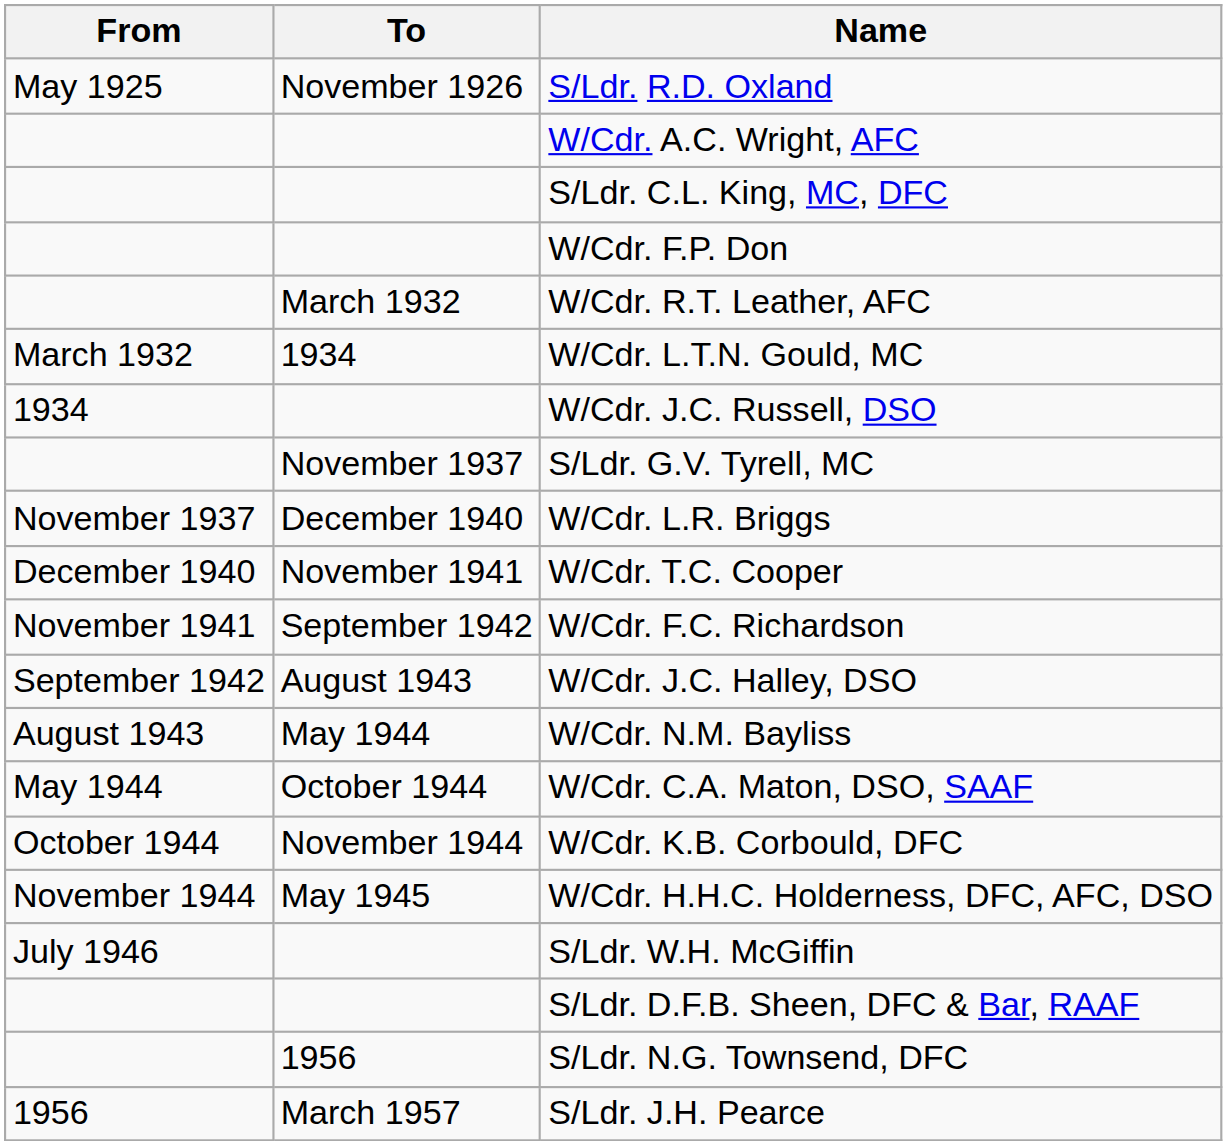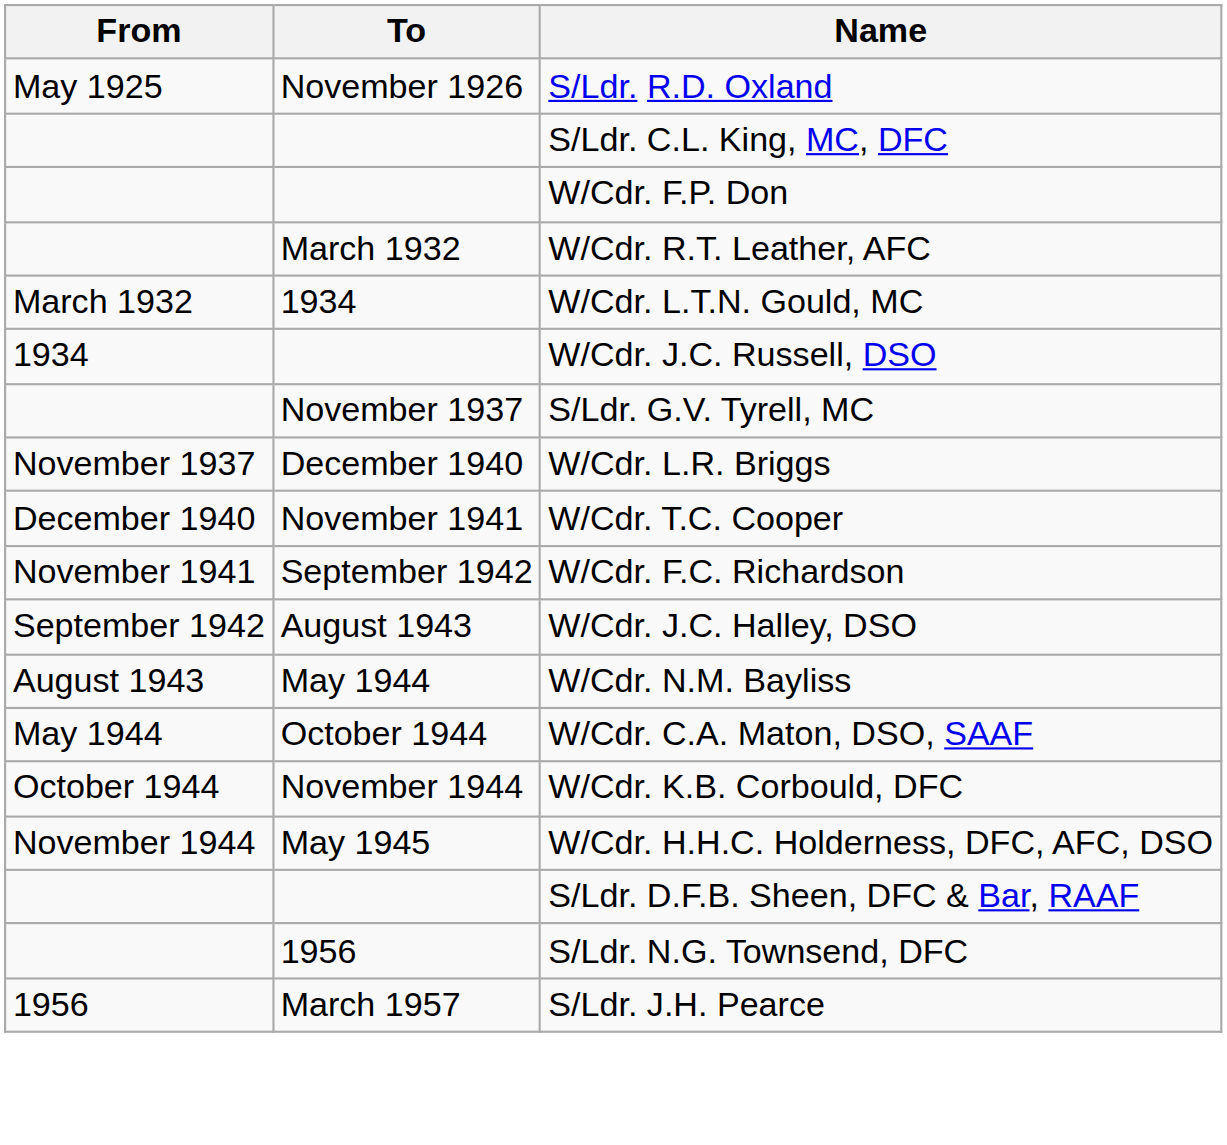- row: (734, 139)
- row: (701, 950)
